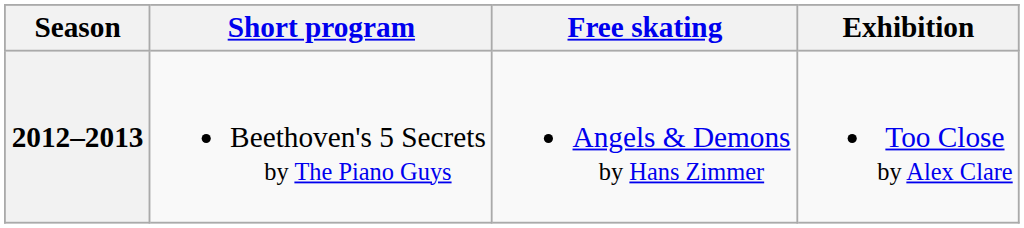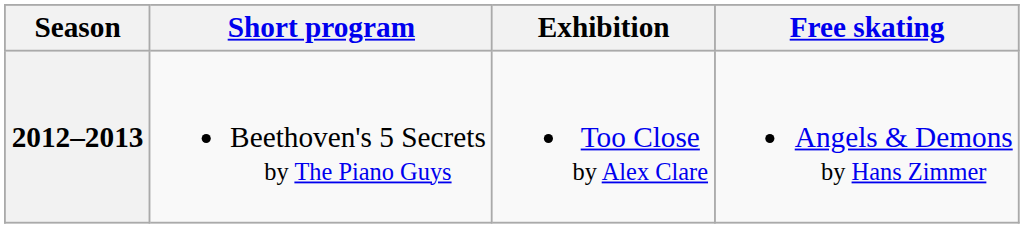columns swapped: (645, 27) <-> (908, 27)
